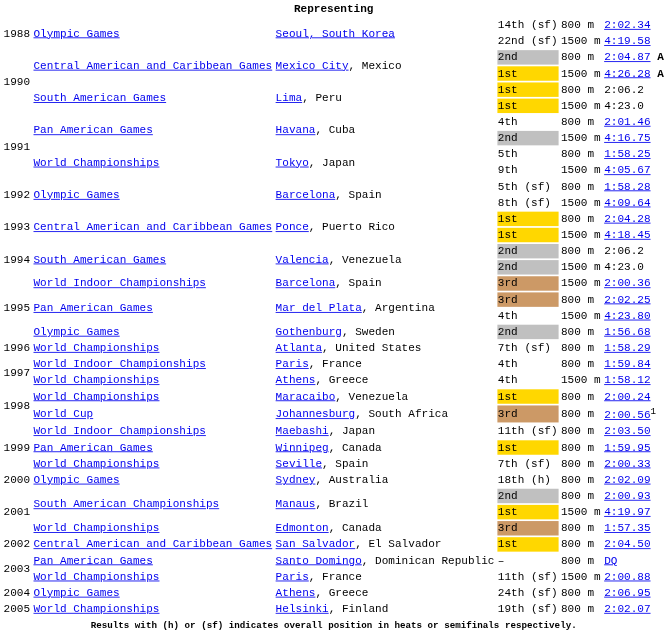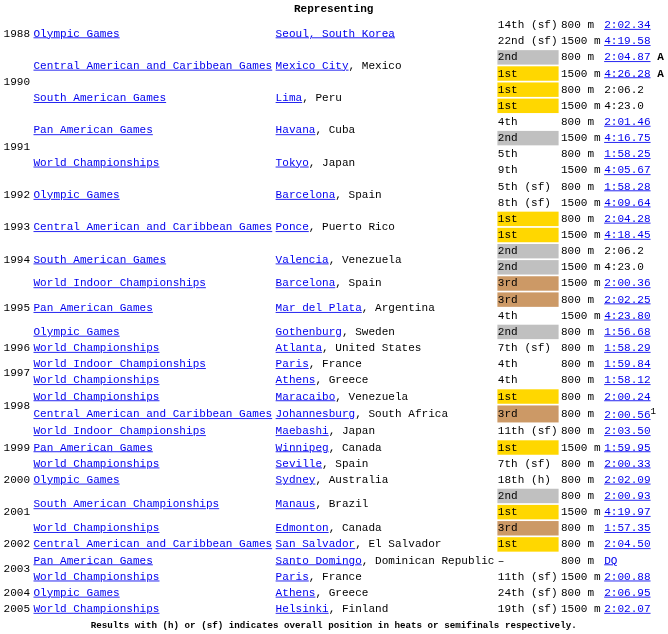(581, 380) 1500 m -> (578, 380) 800 m
(63, 414) World Cup -> (153, 414) Central American and Caribbean Games
(578, 448) 800 m -> (581, 448) 1500 m
(578, 609) 800 m -> (581, 609) 1500 m
